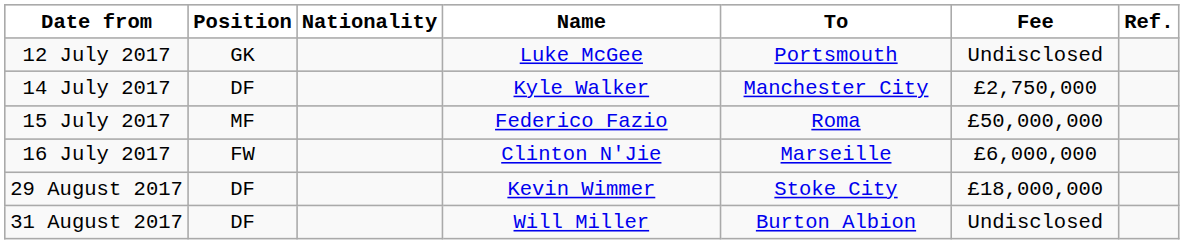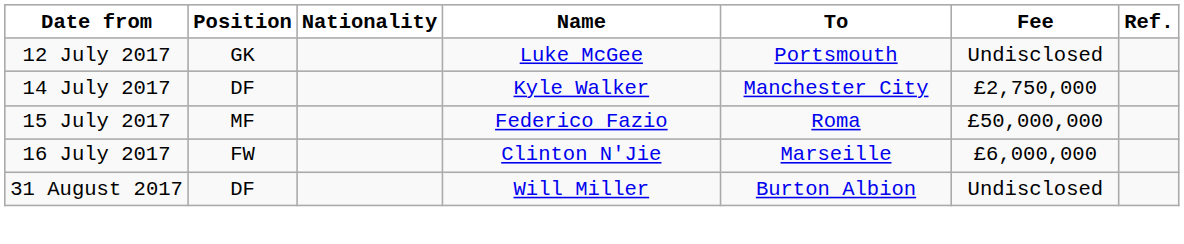- row: (97, 189)
